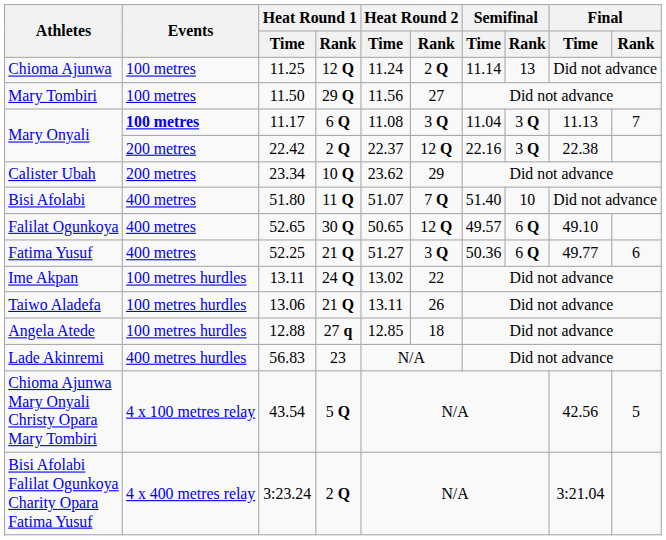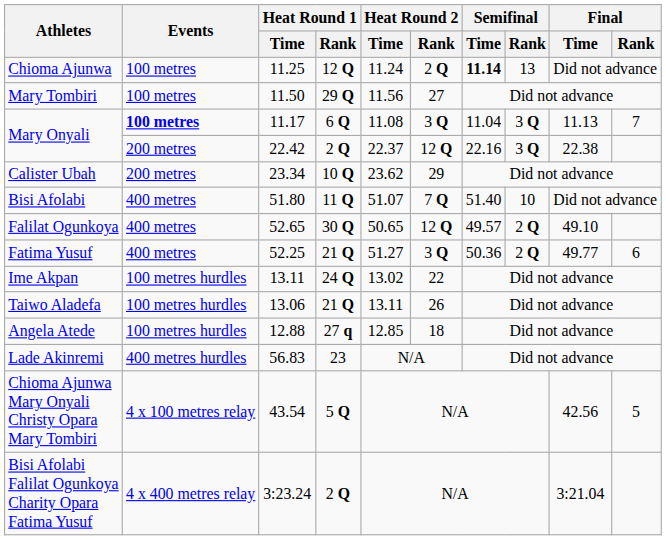(484, 70) normal -> (484, 70) bold
(527, 226) 6 Q -> (527, 226) 2 Q
(527, 253) 6 Q -> (527, 253) 2 Q
